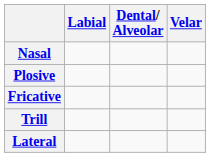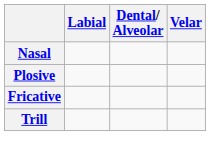- row: (34, 141)
